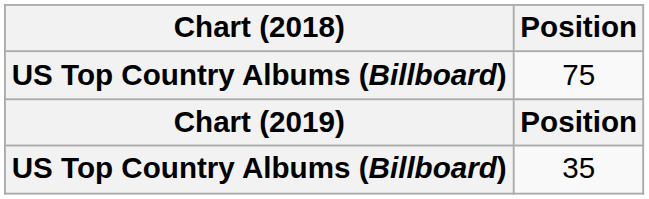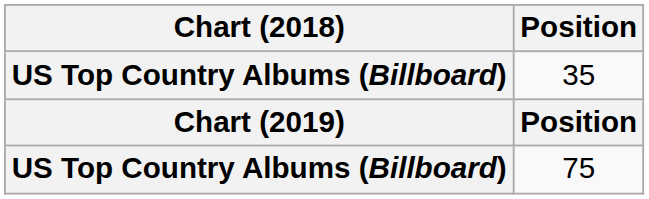rows swapped: (579, 168) <-> (579, 74)
